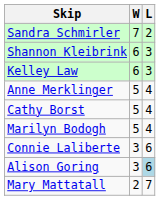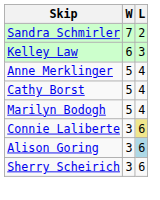- row: (67, 52)
(149, 147) no background -> (142, 128) khaki background
+ row: (64, 167)
- row: (57, 186)
